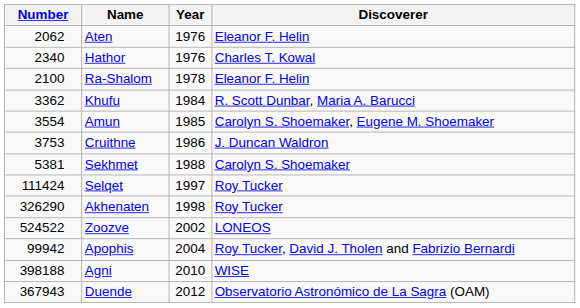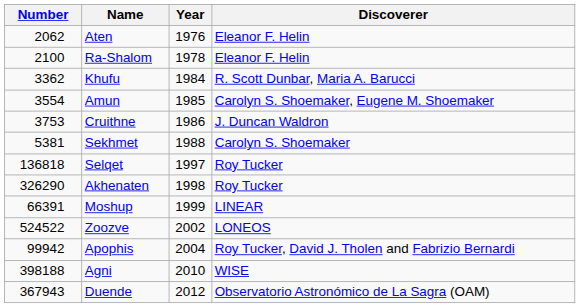- row: (105, 57)
(43, 185) 111424 -> (42, 164) 136818
+ row: (109, 206)
